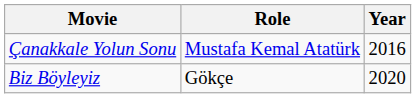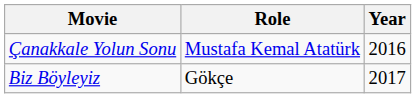(387, 78) 2020 -> (387, 78) 2017
